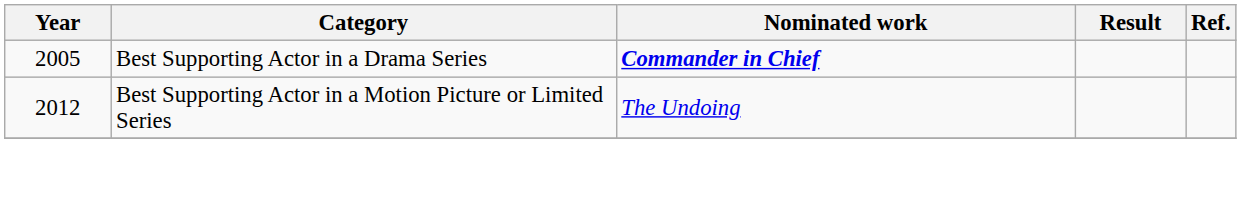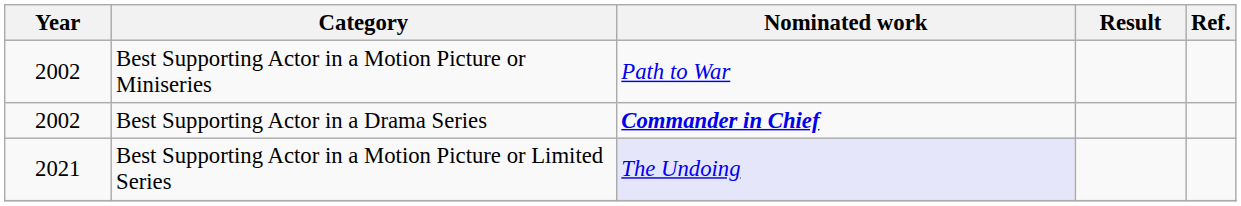+ row: (321, 71)
(58, 58) 2005 -> (58, 120) 2002
(58, 107) 2012 -> (58, 168) 2021
(681, 107) no background -> (681, 168) lavender background
